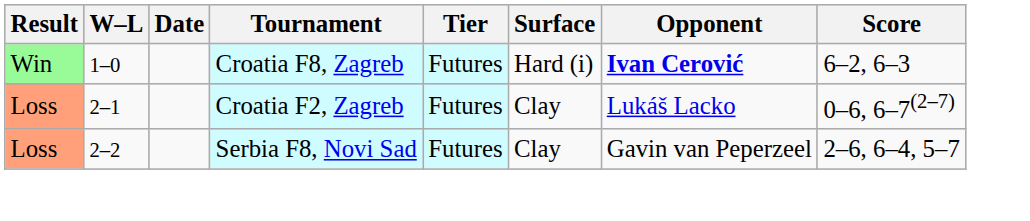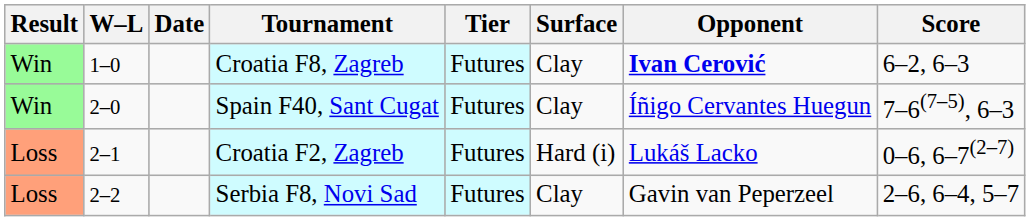(554, 63) Hard (i) -> (560, 63) Clay
+ row: (327, 106)
(537, 106) Clay -> (576, 152) Hard (i)
